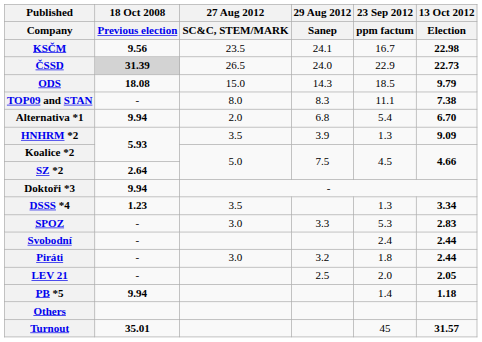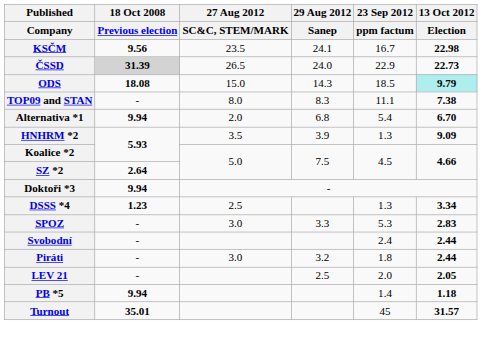(447, 83) no background -> (447, 83) paleturquoise background
(235, 205) 3.5 -> (235, 205) 2.5
- row: (50, 310)
